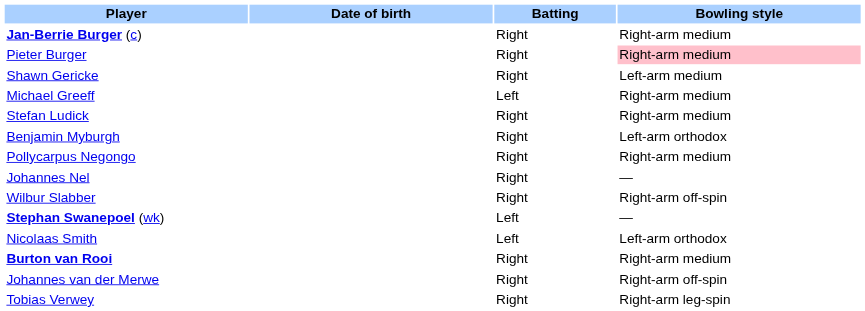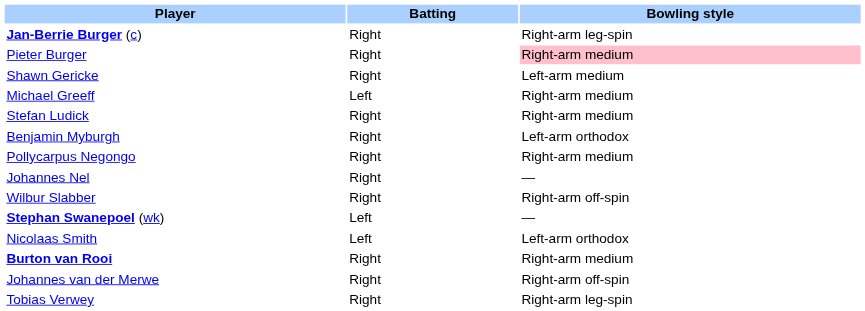- column: (371, 14)
(675, 34) Right-arm medium -> (577, 34) Right-arm leg-spin
